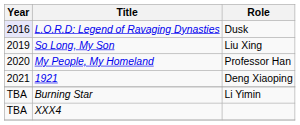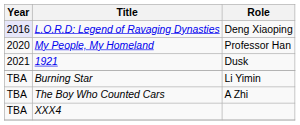(236, 29) Dusk -> (259, 29) Deng Xiaoping
- row: (75, 45)
(259, 78) Deng Xiaoping -> (236, 62) Dusk
+ row: (100, 95)
